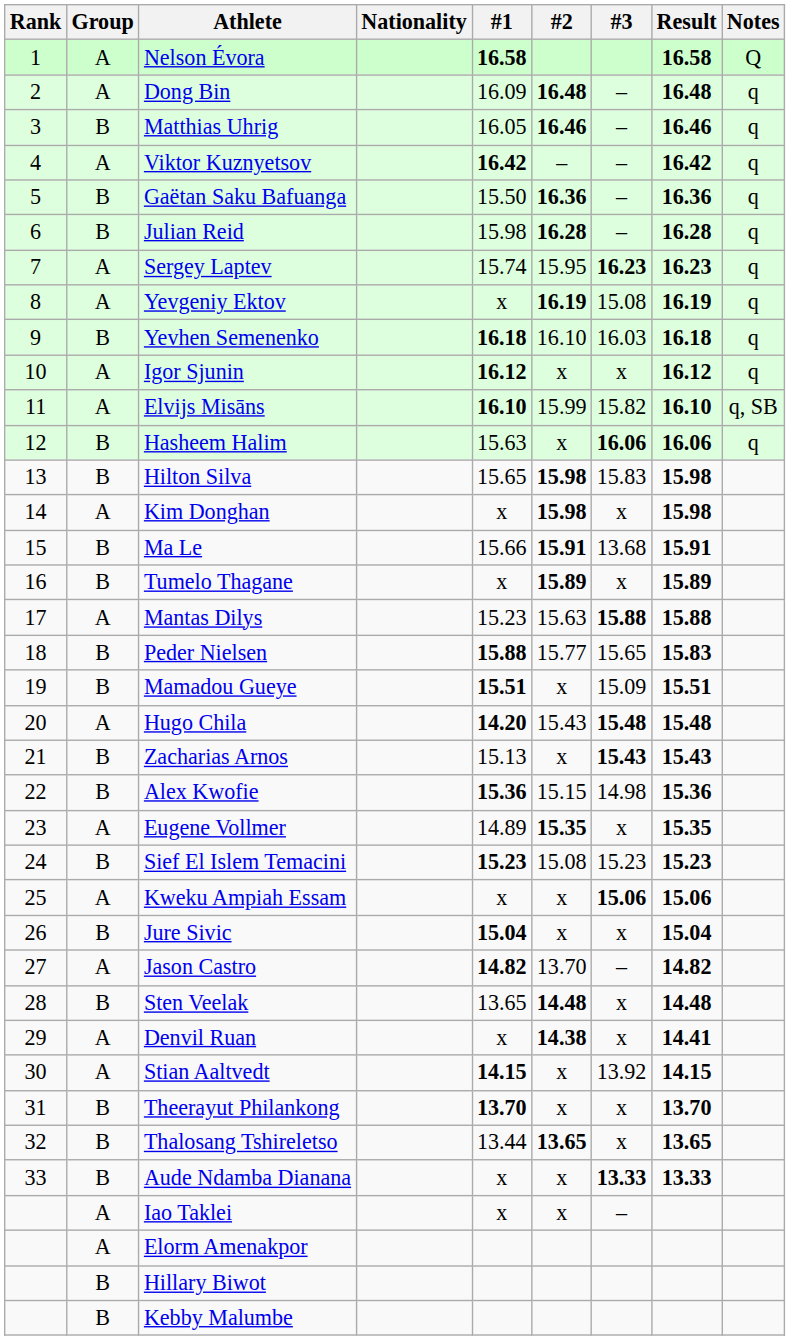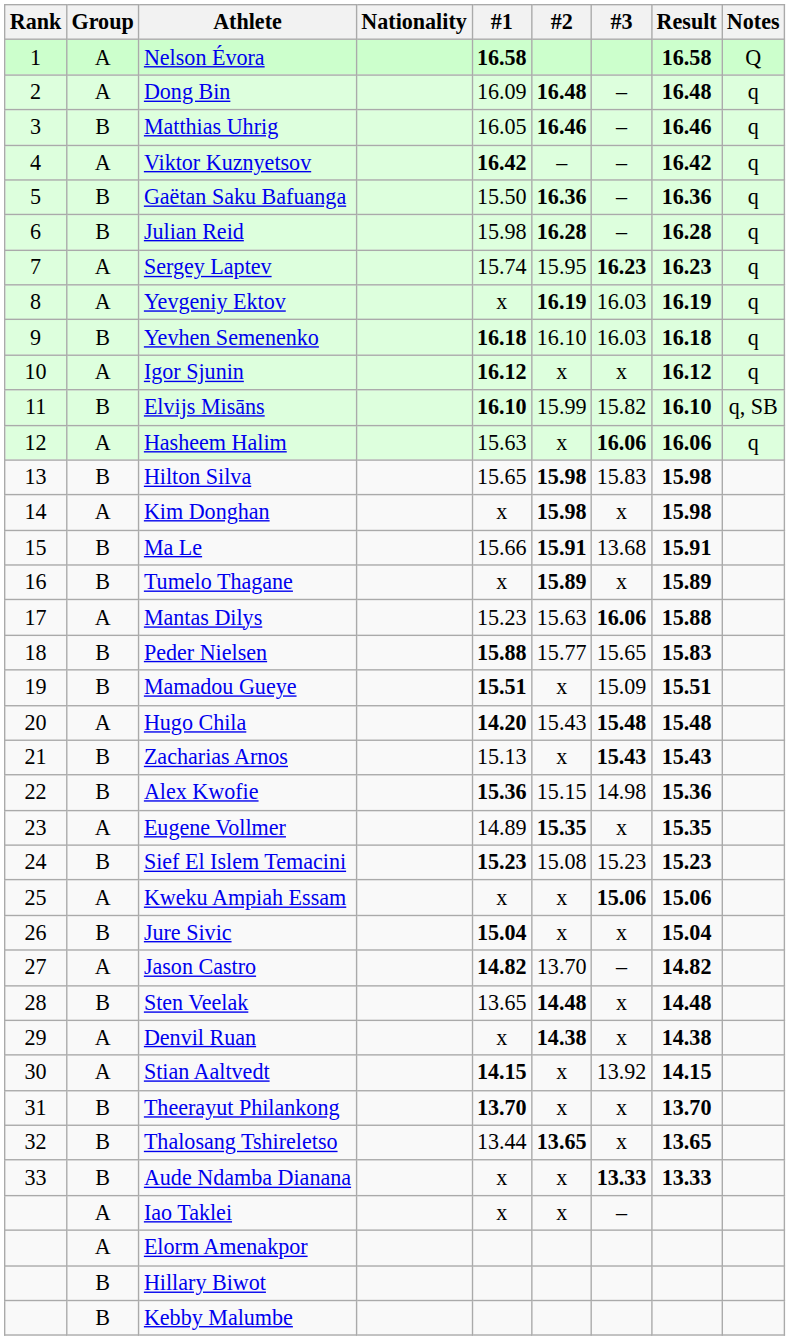(622, 302) 15.08 -> (622, 302) 16.03
(103, 407) A -> (103, 407) B
(103, 442) B -> (103, 442) A
(622, 617) 15.88 -> (622, 617) 16.06
(687, 1037) 14.41 -> (687, 1037) 14.38
